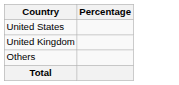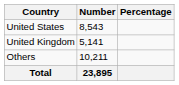+ column: (97, 12)
